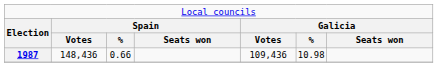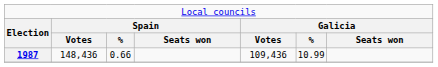(311, 55) 10.98 -> (311, 55) 10.99
